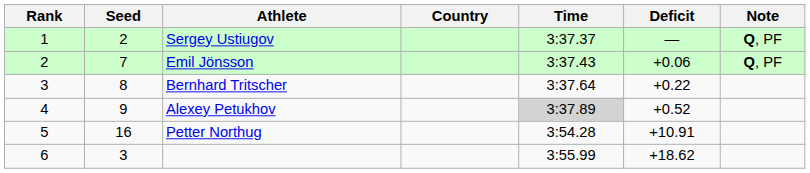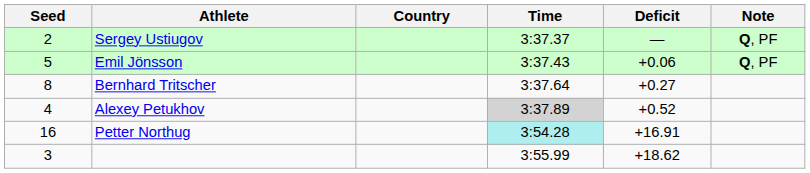- column: (44, 16)
(123, 62) 7 -> (48, 62) 5
(672, 86) +0.22 -> (657, 86) +0.27
(123, 109) 9 -> (48, 109) 4
(571, 132) no background -> (545, 132) paleturquoise background
(672, 132) +10.91 -> (657, 132) +16.91
